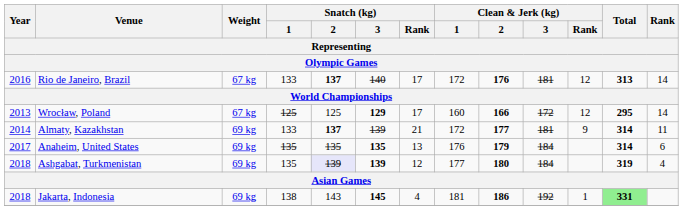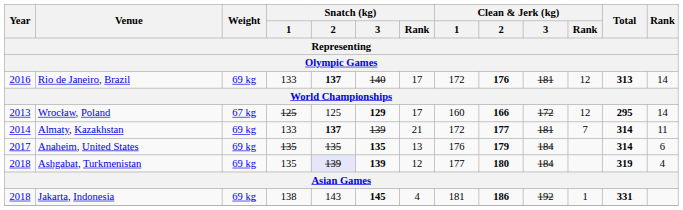(244, 79) 67 kg -> (244, 79) 69 kg
(585, 130) 9 -> (585, 130) 7
(625, 197) lightgreen background -> (625, 197) no background
